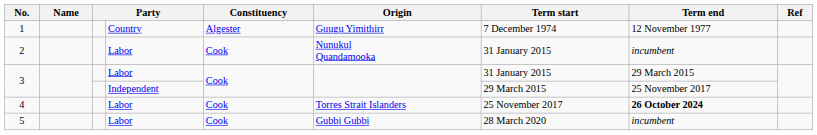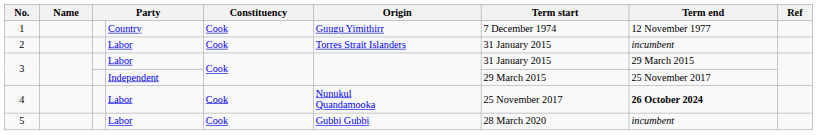(223, 28) Algester -> (217, 28) Cook
(346, 50) Nunukul Quandamooka -> (361, 45) Torres Strait Islanders
(361, 105) Torres Strait Islanders -> (346, 99) Nunukul Quandamooka
